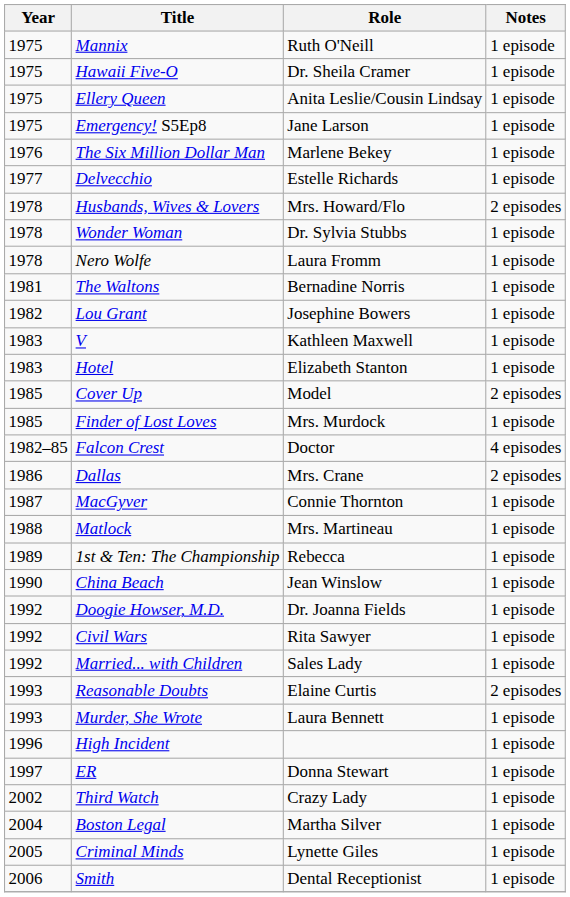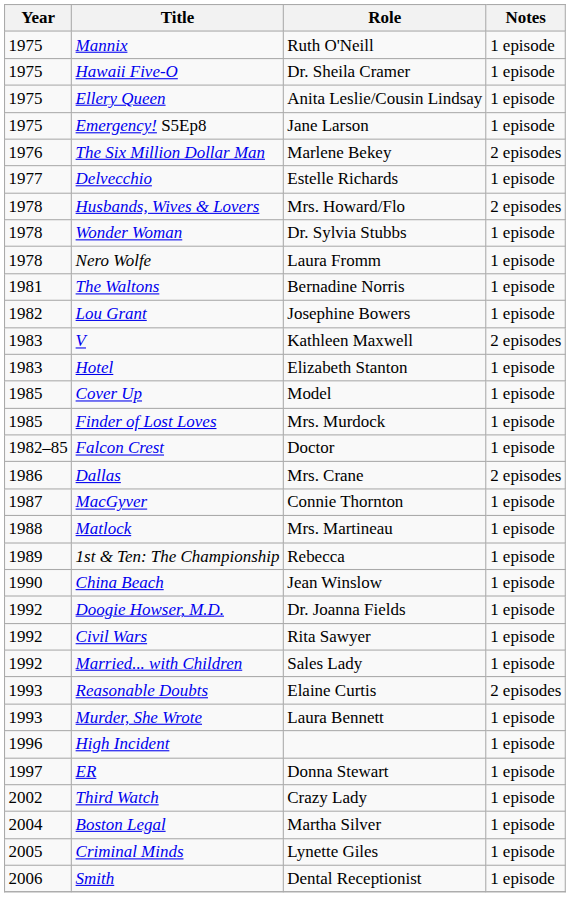(522, 152) 1 episode -> (526, 152) 2 episodes
(522, 340) 1 episode -> (526, 340) 2 episodes
(526, 394) 2 episodes -> (522, 394) 1 episode
(526, 448) 4 episodes -> (522, 448) 1 episode
